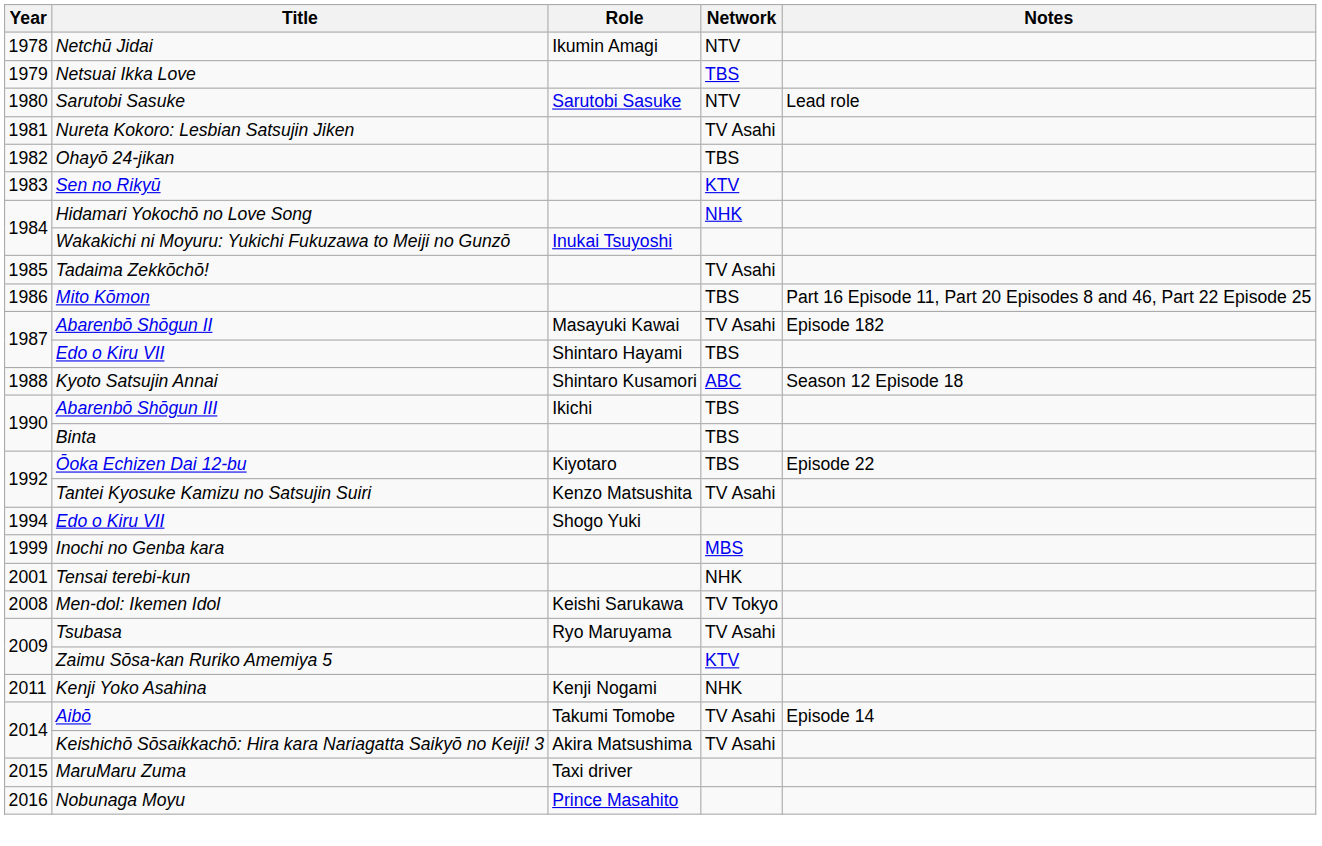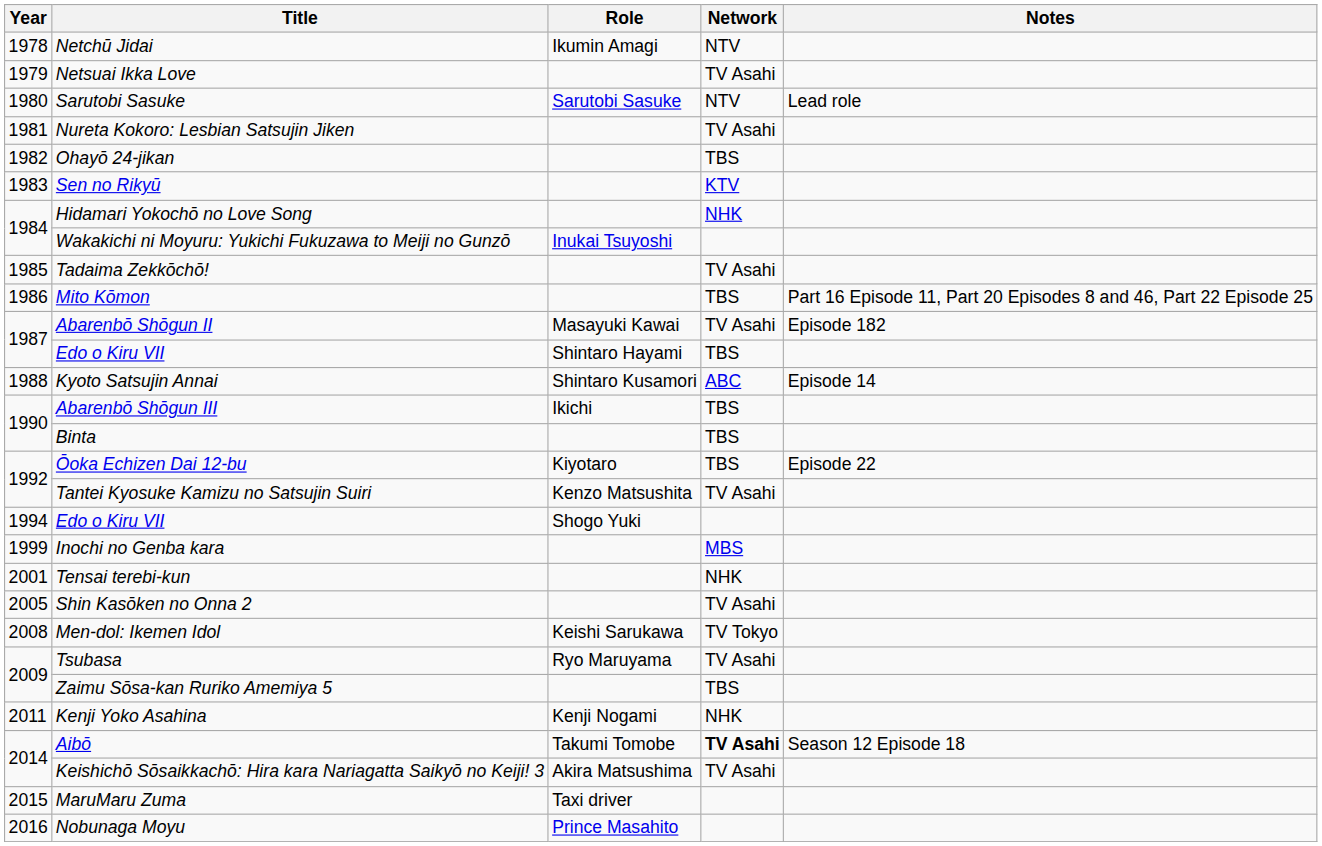(722, 74) TBS -> (740, 74) TV Asahi
(875, 381) Season 12 Episode 18 -> (832, 381) Episode 14
+ row: (28, 604)
(722, 660) KTV -> (722, 688) TBS
(740, 716) normal -> (742, 744) bold
(830, 716) Episode 14 -> (876, 744) Season 12 Episode 18
